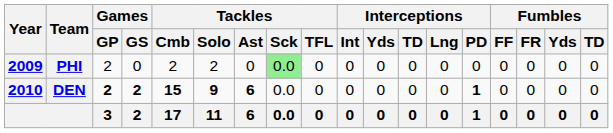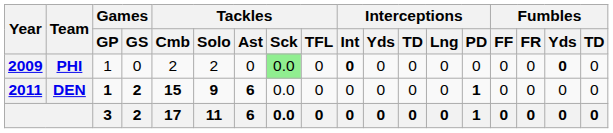(108, 66) 2 -> (108, 66) 1
(350, 66) normal -> (350, 66) bold
(563, 66) normal -> (563, 66) bold
(25, 90) 2010 -> (25, 90) 2011
(108, 90) 2 -> (108, 90) 1
